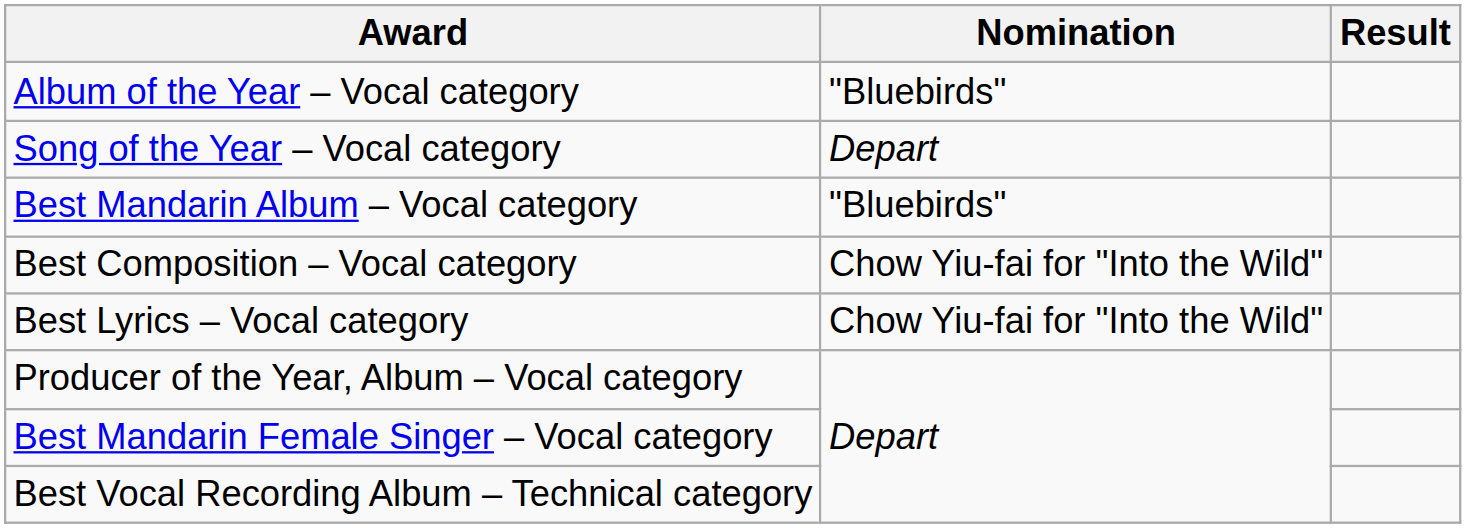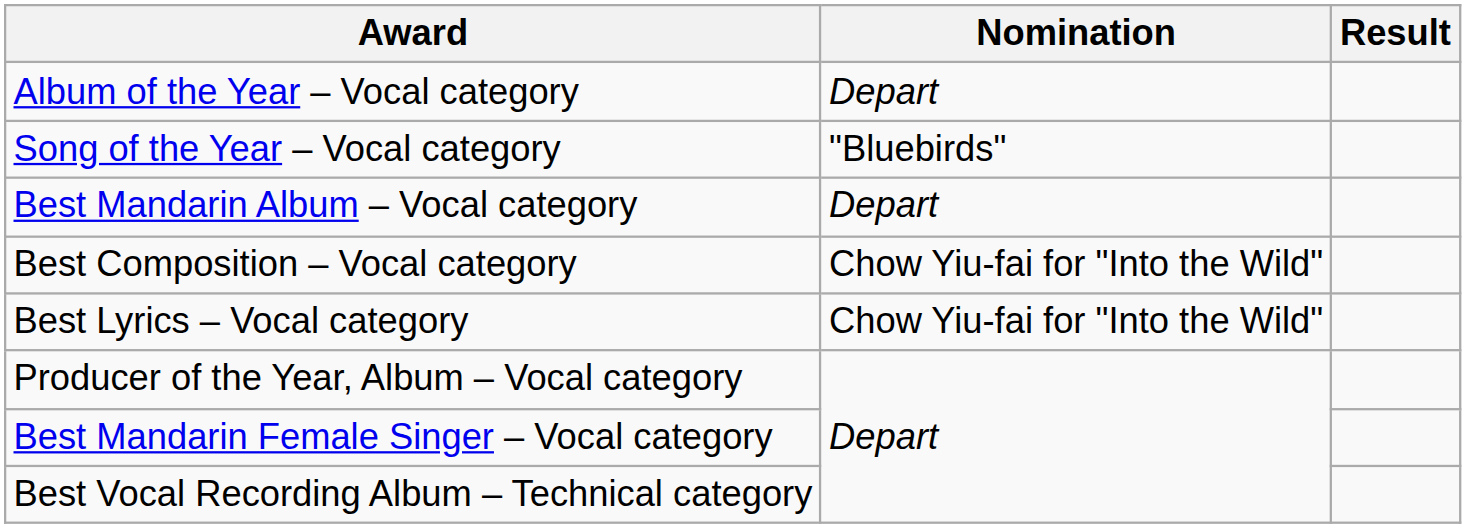(918, 90) "Bluebirds" -> (884, 90) Depart
(884, 148) Depart -> (918, 148) "Bluebirds"
(918, 206) "Bluebirds" -> (884, 206) Depart
